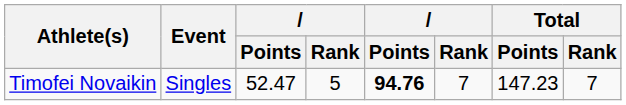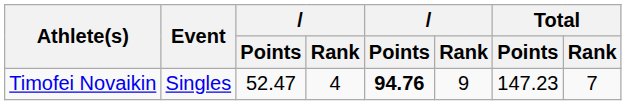(335, 83) 5 -> (335, 83) 4
(464, 83) 7 -> (464, 83) 9
